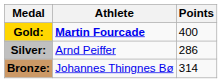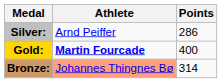rows swapped: (28, 31) <-> (28, 50)
(114, 68) no background -> (114, 68) lightsalmon background
